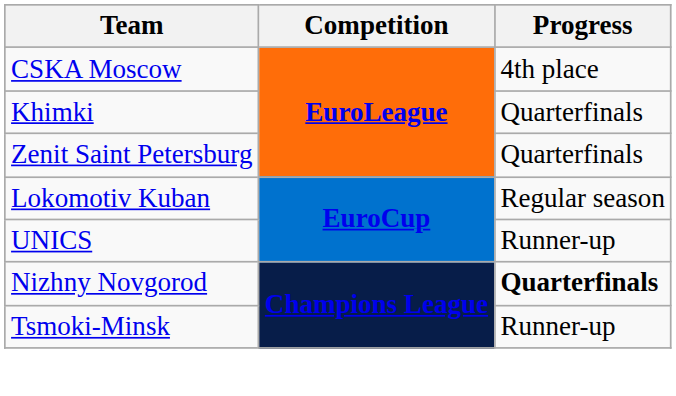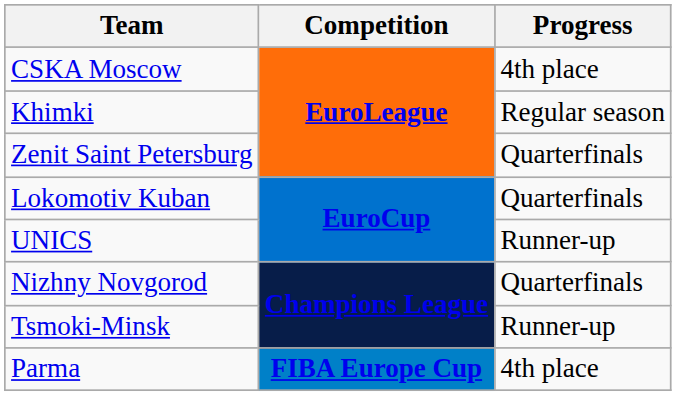(572, 111) Quarterfinals -> (583, 111) Regular season
(583, 197) Regular season -> (572, 197) Quarterfinals
(579, 283) bold -> (572, 283) normal
+ row: (46, 369)
